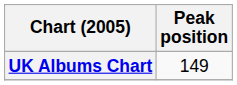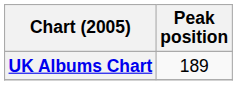(194, 65) 149 -> (194, 65) 189
